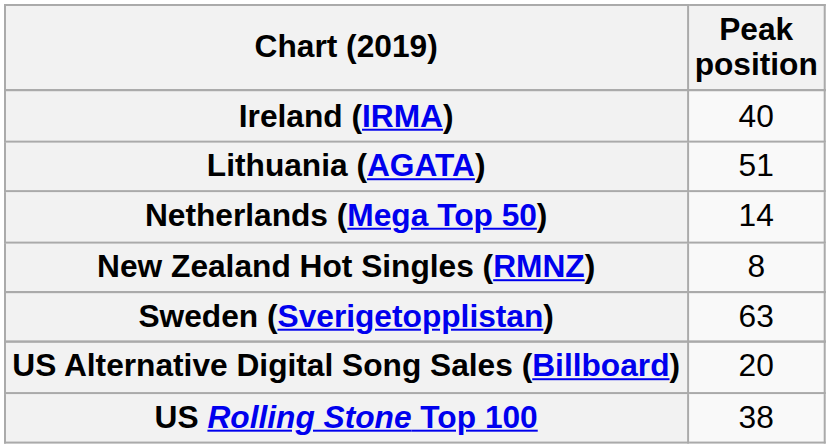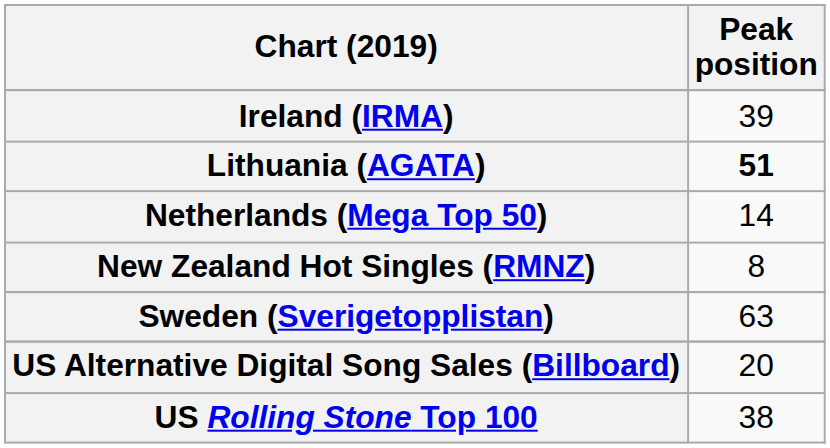(756, 115) 40 -> (756, 115) 39
(756, 165) normal -> (756, 165) bold
